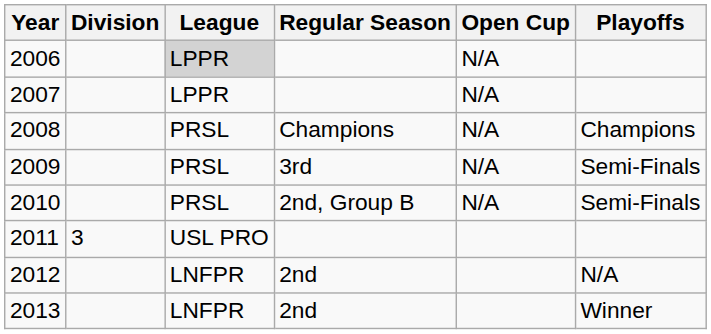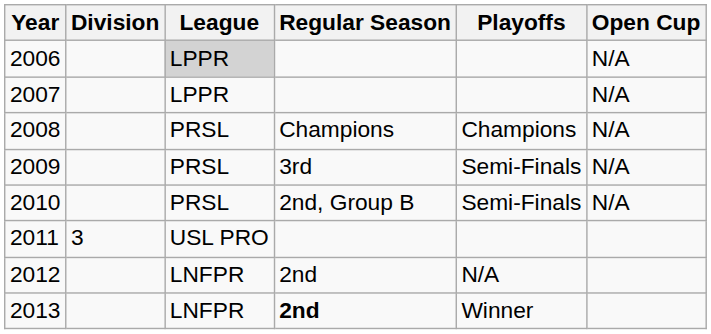columns swapped: (640, 22) <-> (516, 22)
(298, 310) normal -> (299, 310) bold
